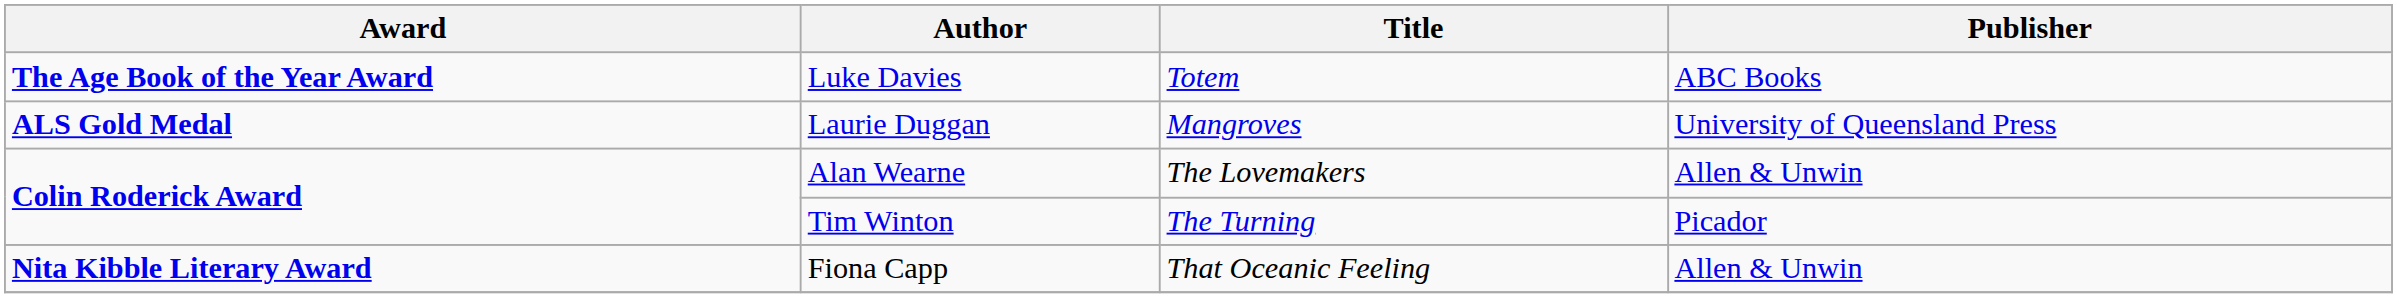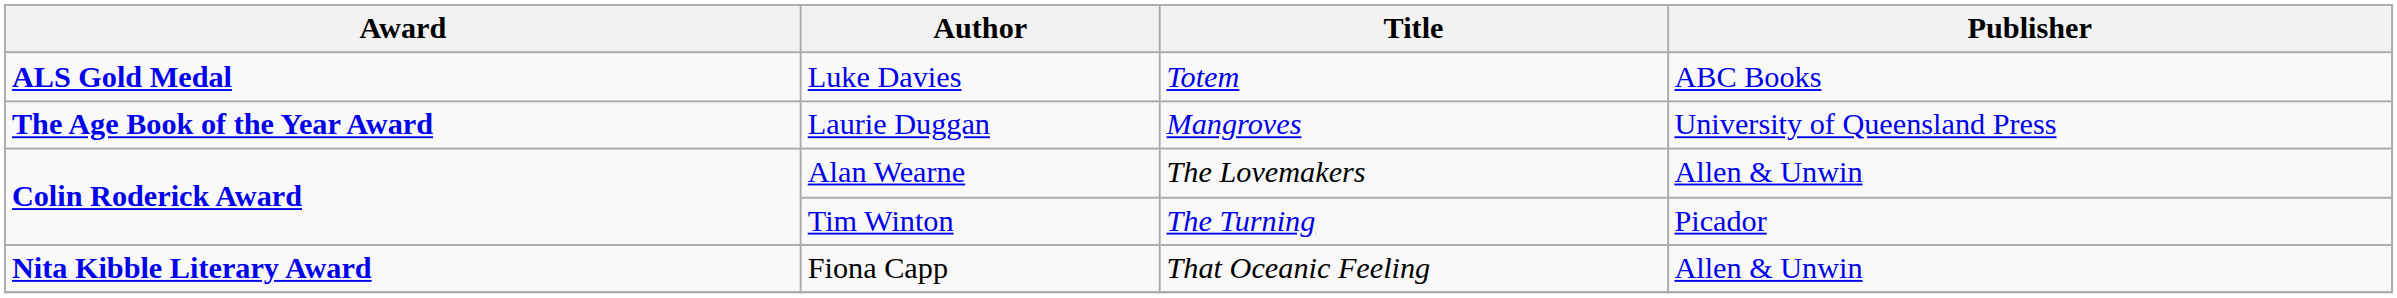(222, 76) The Age Book of the Year Award -> (122, 76) ALS Gold Medal
(122, 124) ALS Gold Medal -> (222, 124) The Age Book of the Year Award
